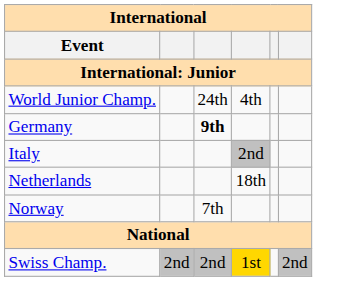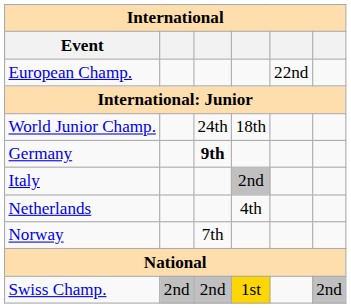+ row: (70, 72)
(251, 99) 4th -> (251, 126) 18th
(251, 180) 18th -> (251, 208) 4th
